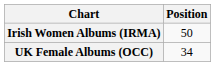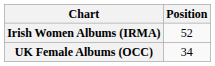(187, 33) 50 -> (187, 33) 52
